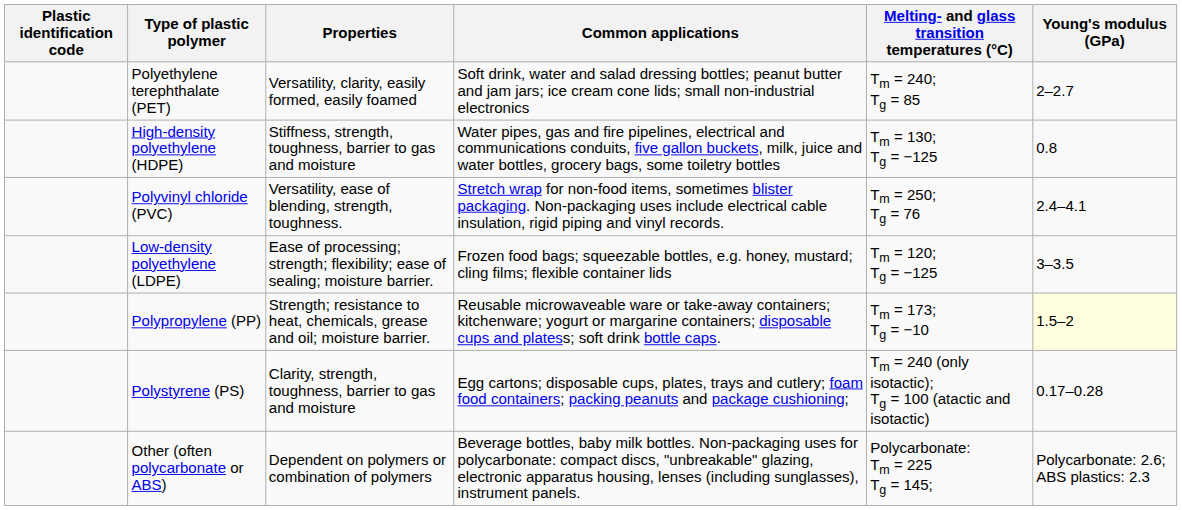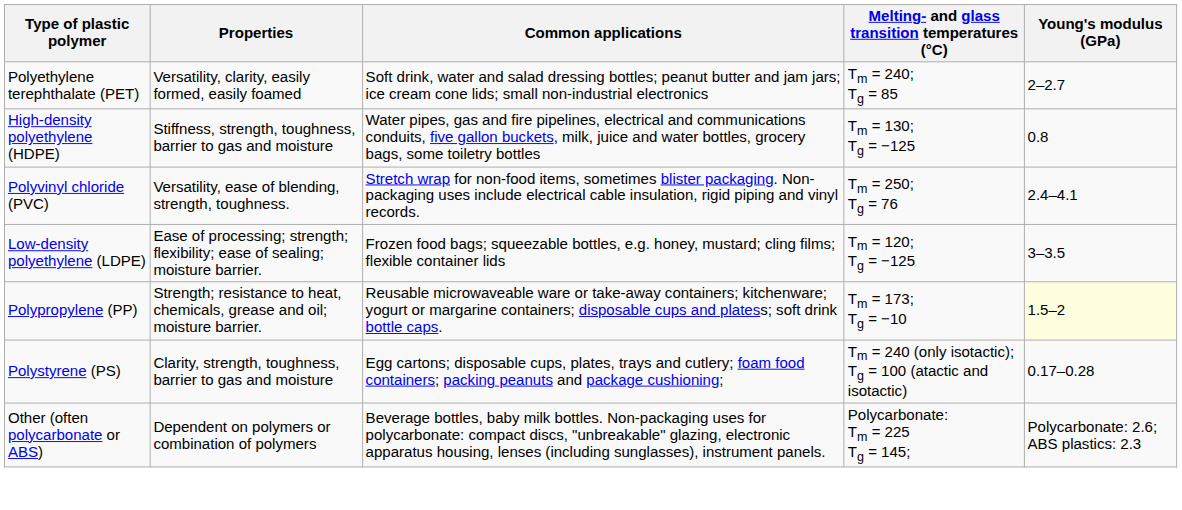- column: (66, 33)
